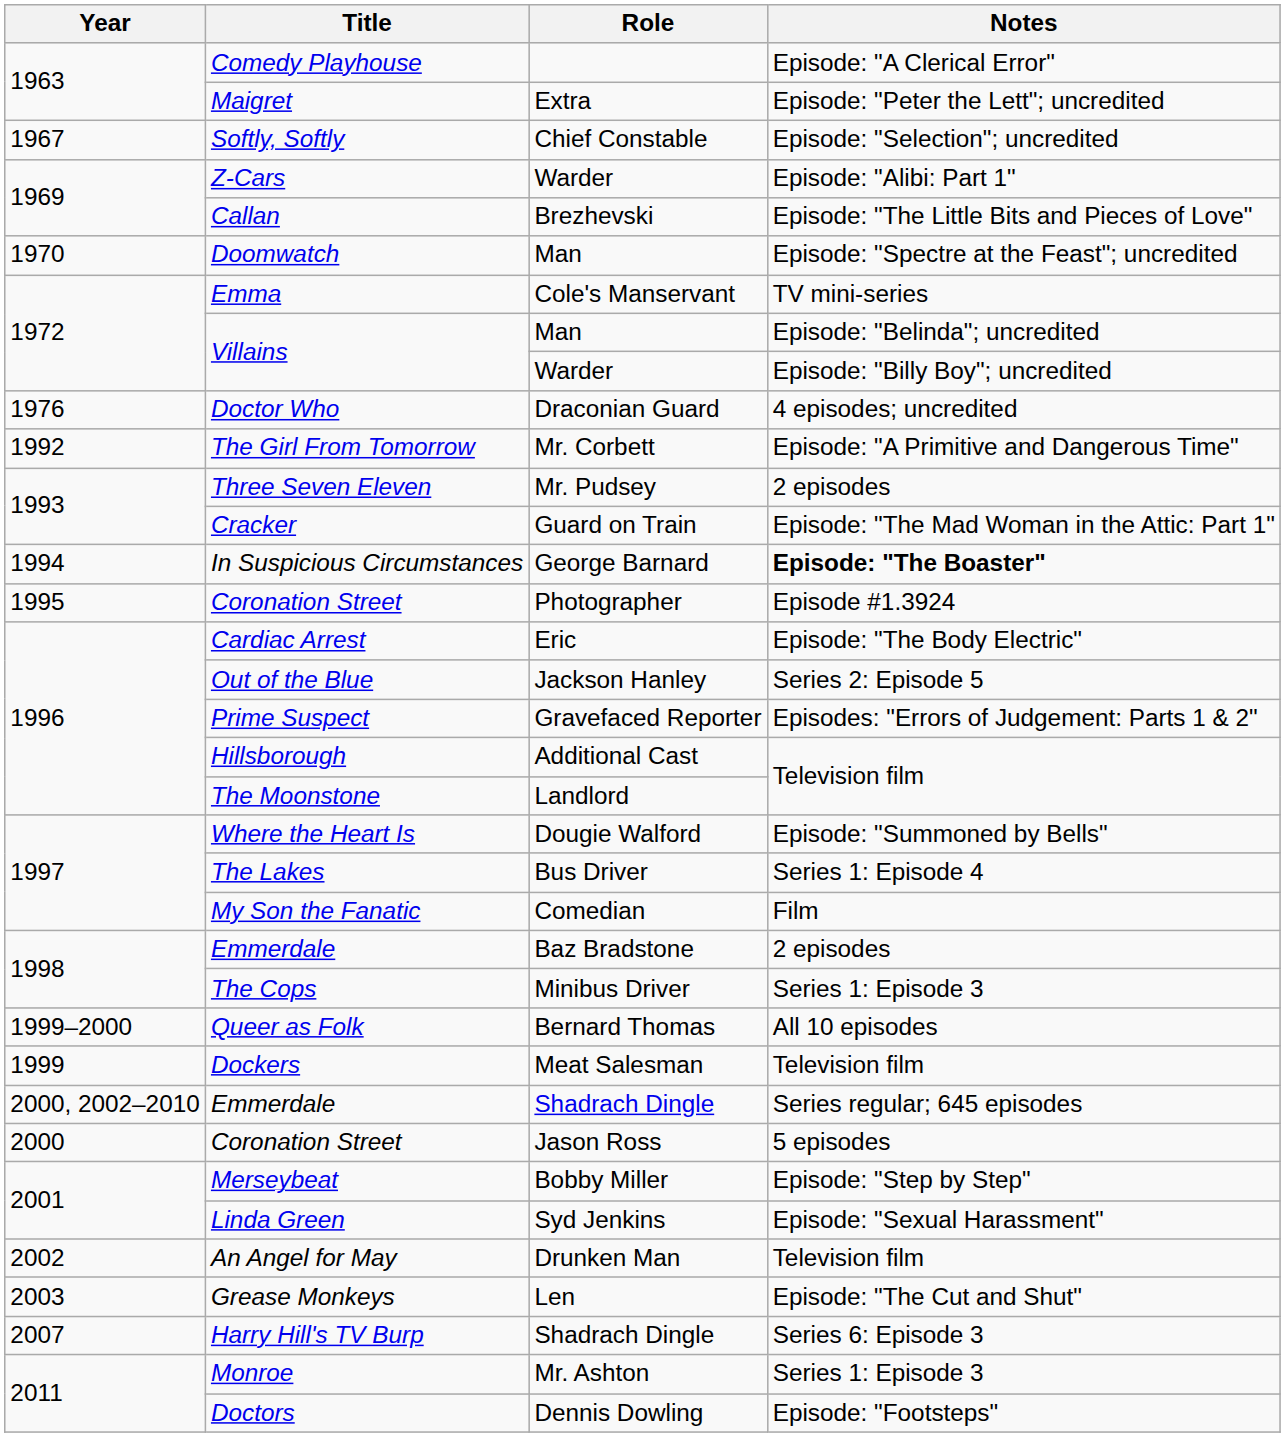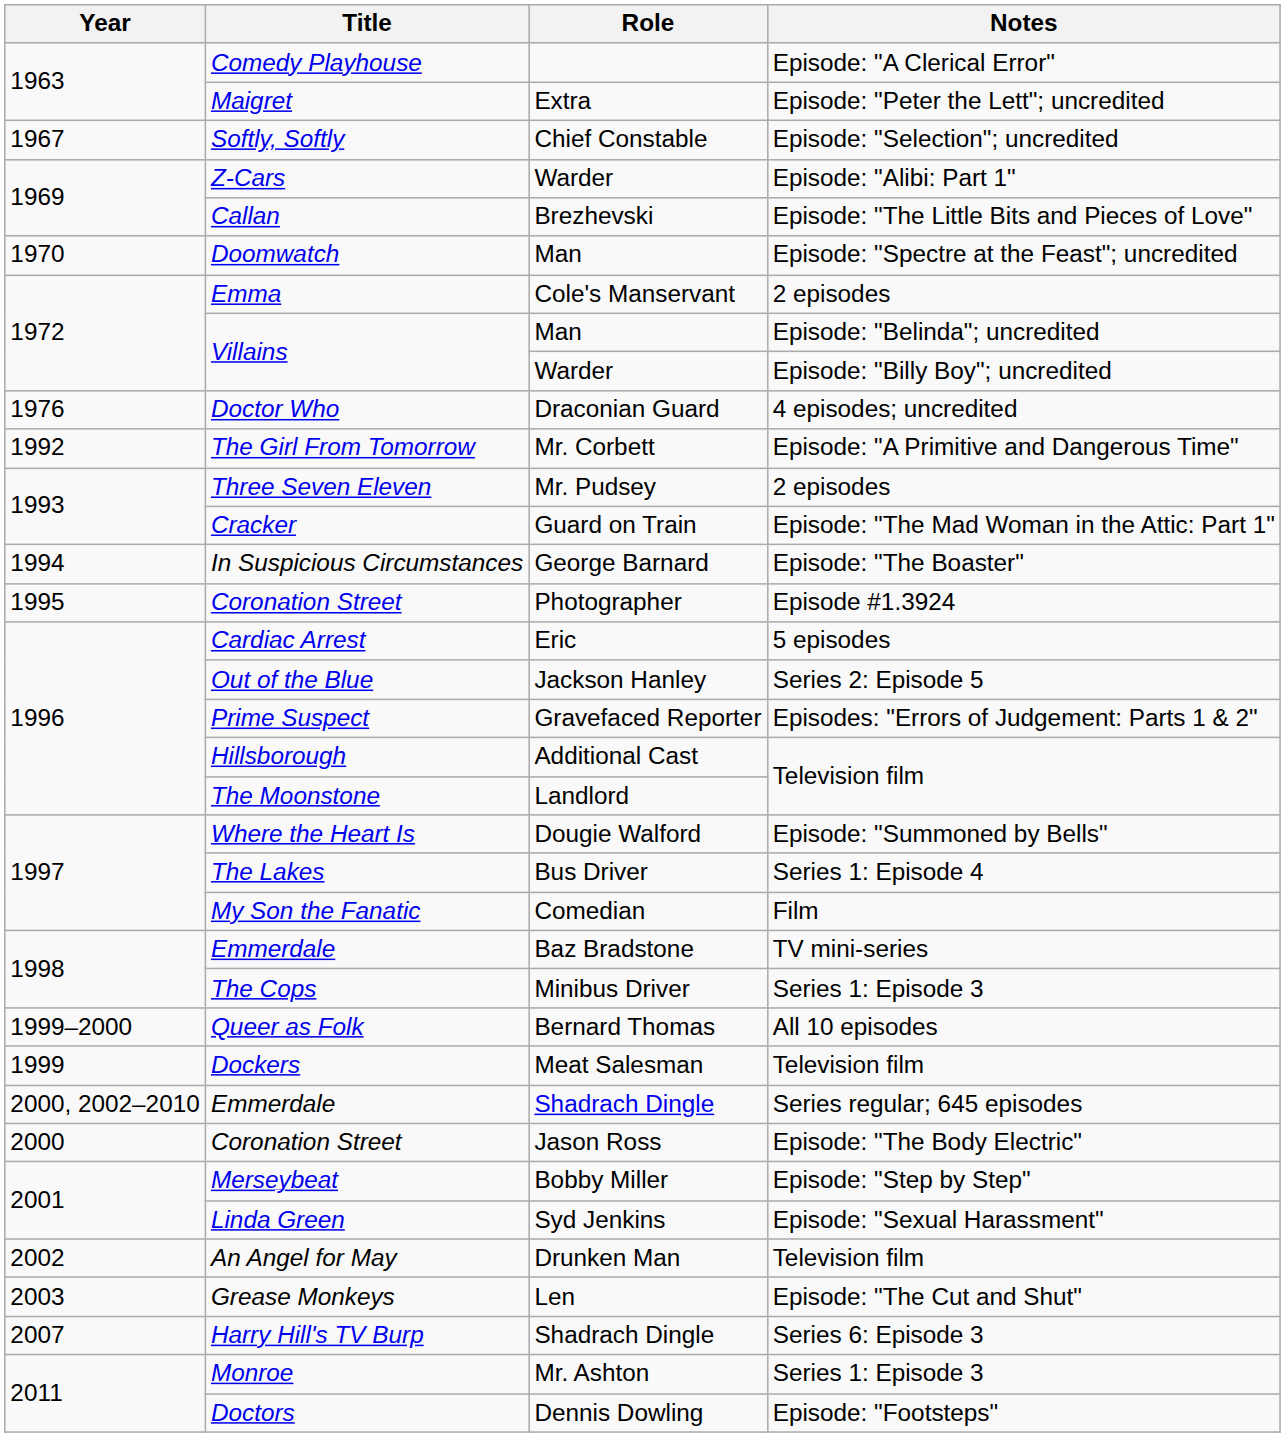(850, 293) TV mini-series -> (832, 293) 2 episodes
(909, 563) bold -> (898, 563) normal
(927, 640) Episode: "The Body Electric" -> (832, 640) 5 episodes
(832, 949) 2 episodes -> (850, 949) TV mini-series
(832, 1142) 5 episodes -> (927, 1142) Episode: "The Body Electric"
